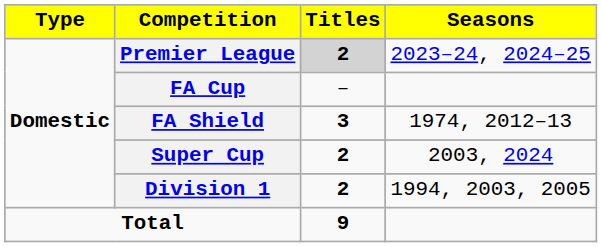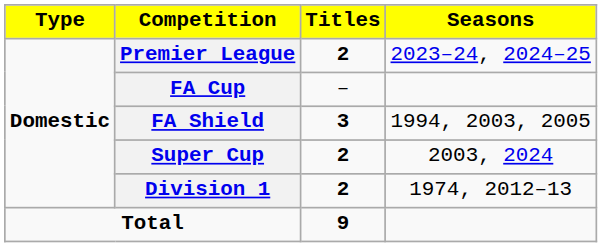(343, 56) lightgrey background -> (343, 56) no background
(491, 123) 1974, 2012–13 -> (491, 123) 1994, 2003, 2005
(491, 191) 1994, 2003, 2005 -> (491, 191) 1974, 2012–13
